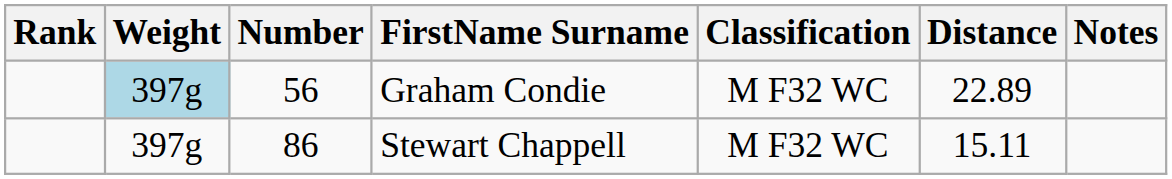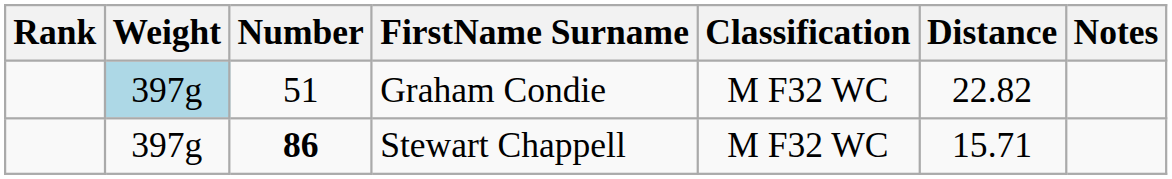(301, 88) 56 -> (301, 88) 51
(992, 88) 22.89 -> (992, 88) 22.82
(301, 145) normal -> (301, 145) bold
(992, 145) 15.11 -> (992, 145) 15.71
